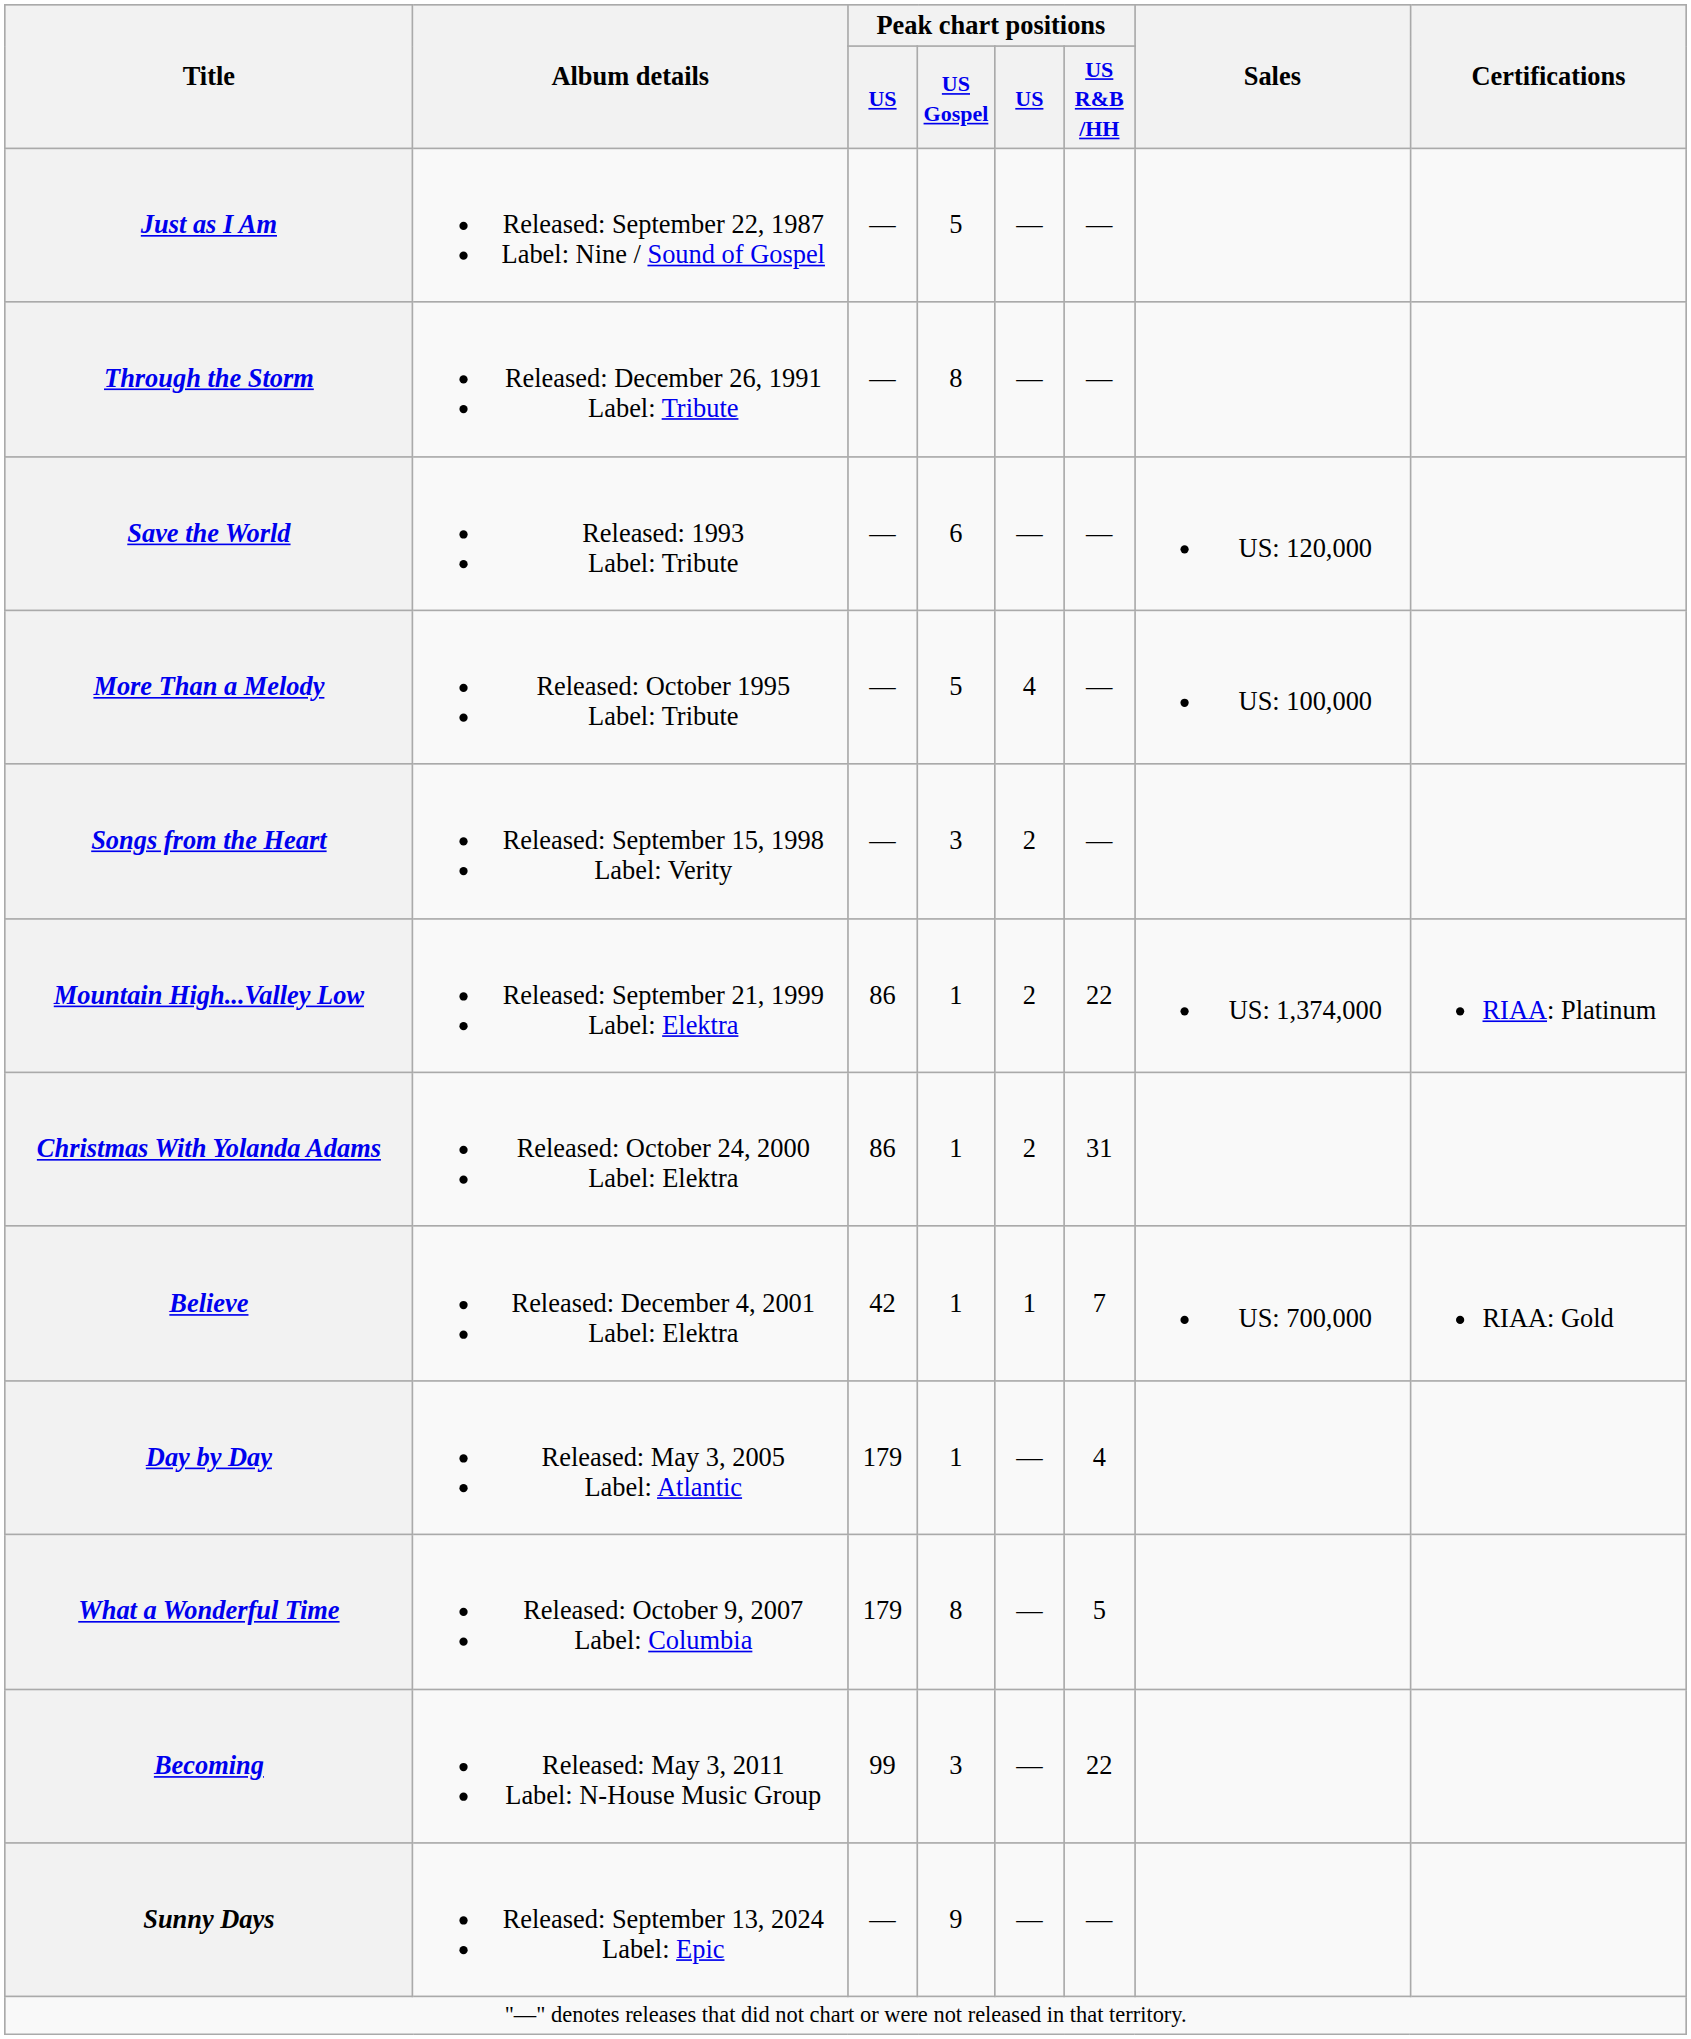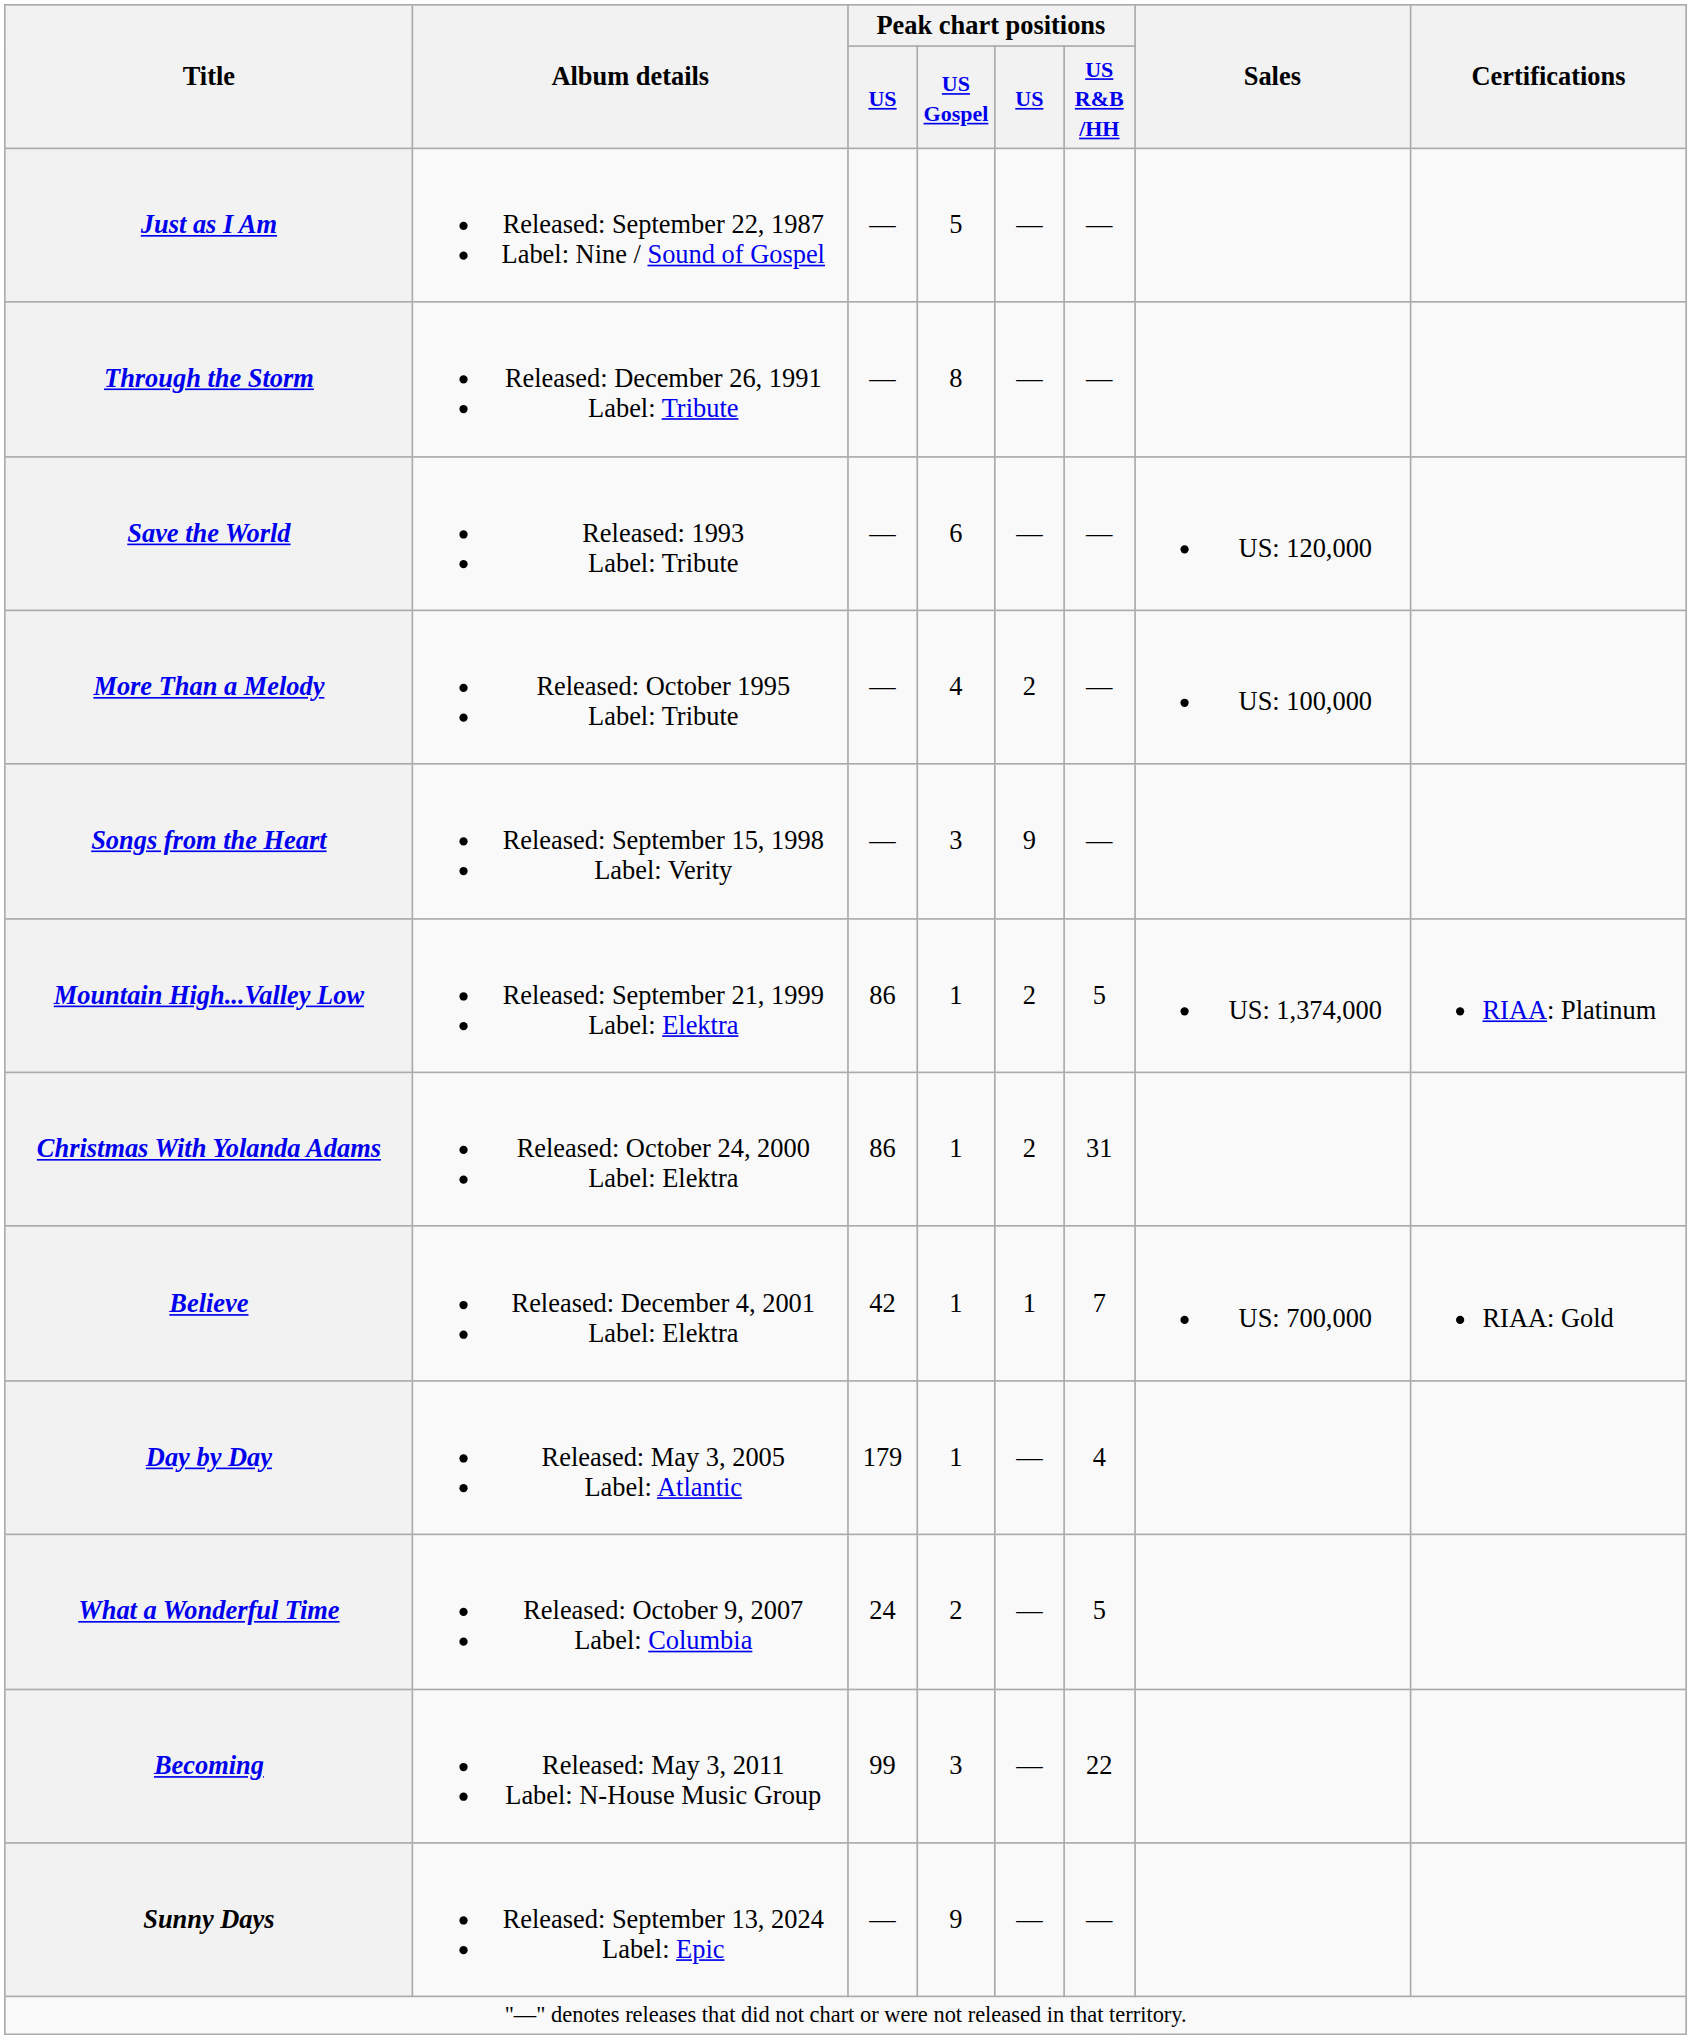(956, 686) 5 -> (956, 686) 4
(1029, 686) 4 -> (1029, 686) 2
(1029, 840) 2 -> (1029, 840) 9
(1099, 995) 22 -> (1099, 995) 5
(883, 1611) 179 -> (883, 1611) 24
(956, 1611) 8 -> (956, 1611) 2
